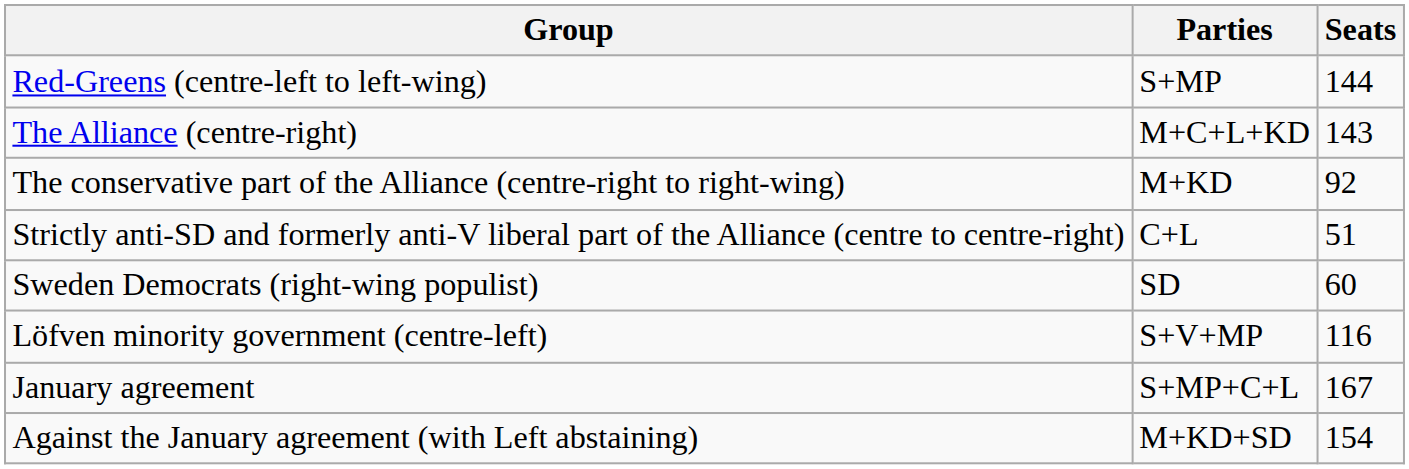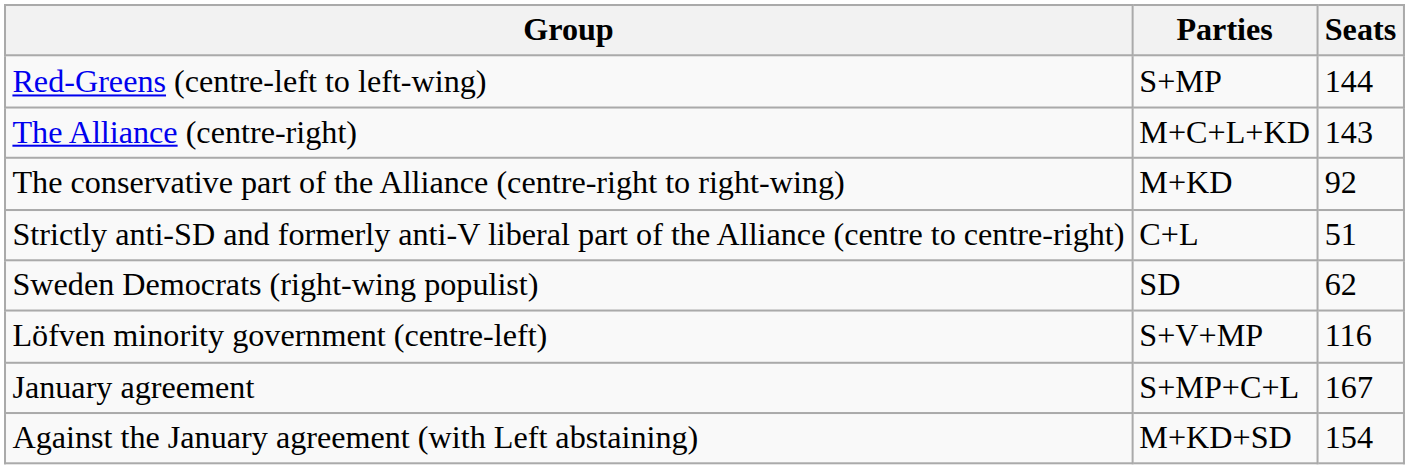(1341, 285) 60 -> (1341, 285) 62
